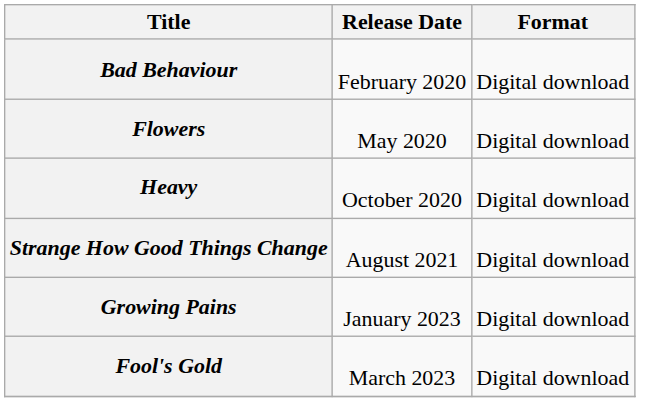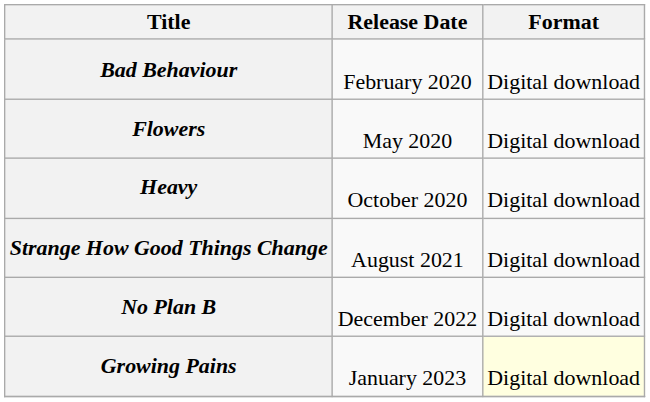+ row: (169, 306)
(553, 319) no background -> (564, 378) lightyellow background
- row: (169, 366)
